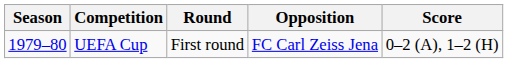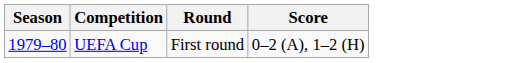- column: (315, 17)
